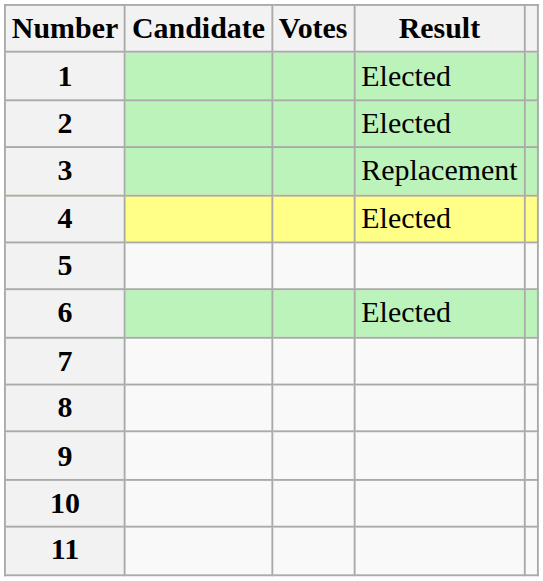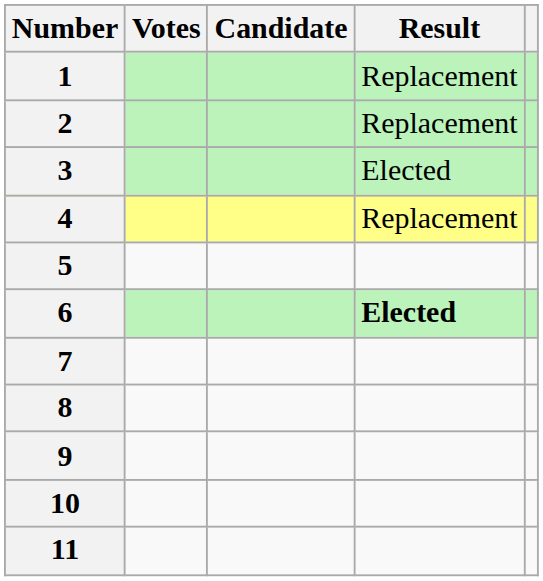columns swapped: (199, 28) <-> (313, 28)
(406, 75) Elected -> (439, 75) Replacement
(406, 123) Elected -> (439, 123) Replacement
(439, 170) Replacement -> (406, 170) Elected
(406, 218) Elected -> (439, 218) Replacement
(406, 312) normal -> (409, 312) bold
